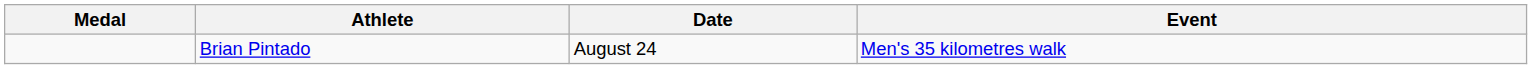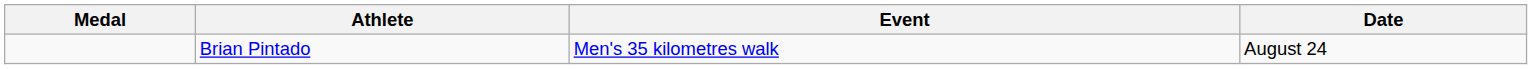columns swapped: (1192, 20) <-> (713, 20)
